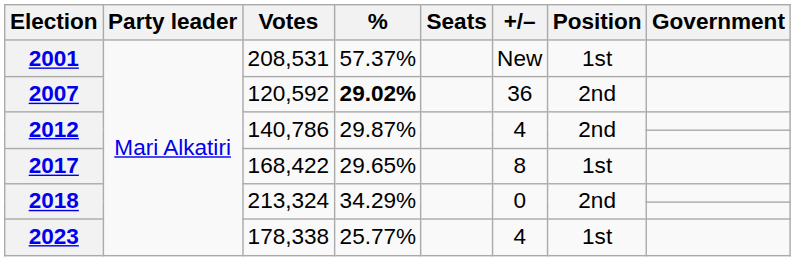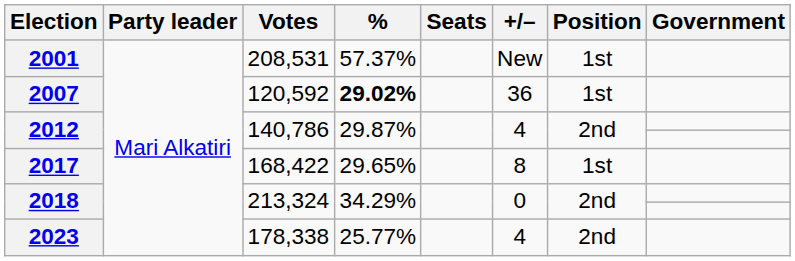(597, 93) 2nd -> (597, 93) 1st
(597, 237) 1st -> (597, 237) 2nd
